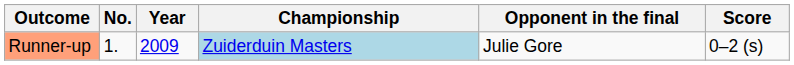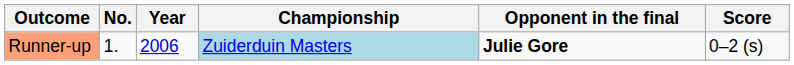(159, 45) 2009 -> (159, 45) 2006
(523, 45) normal -> (526, 45) bold
